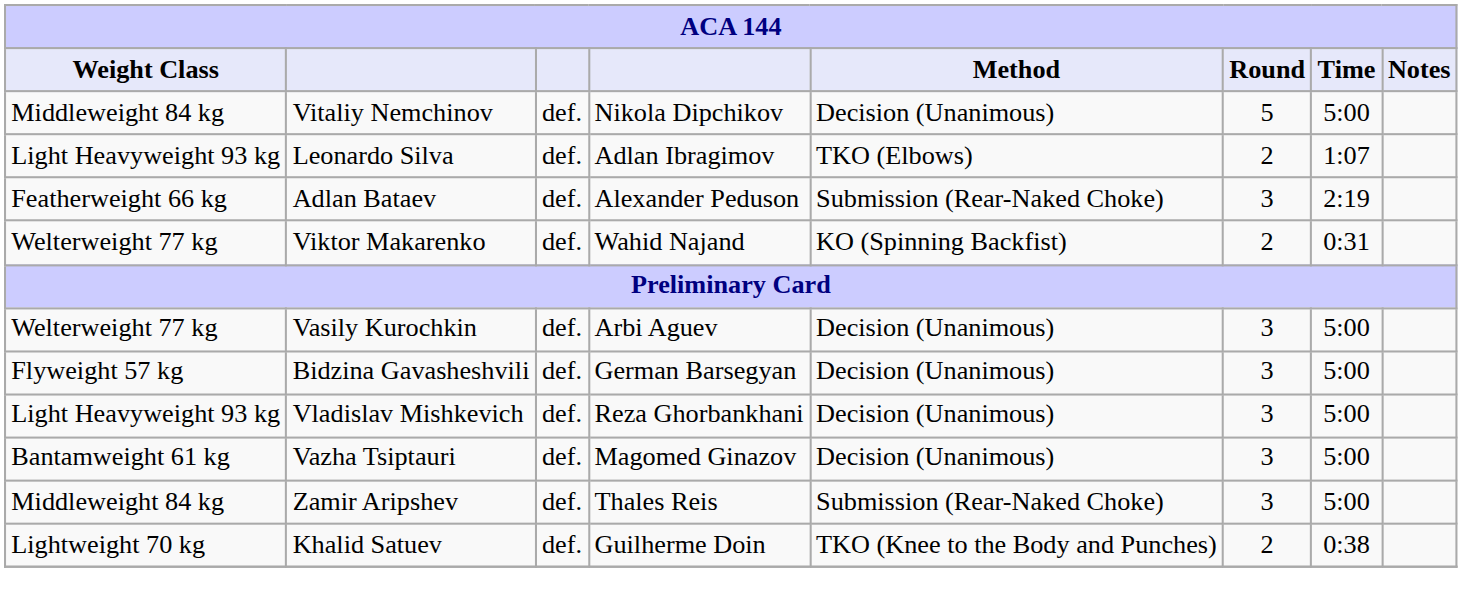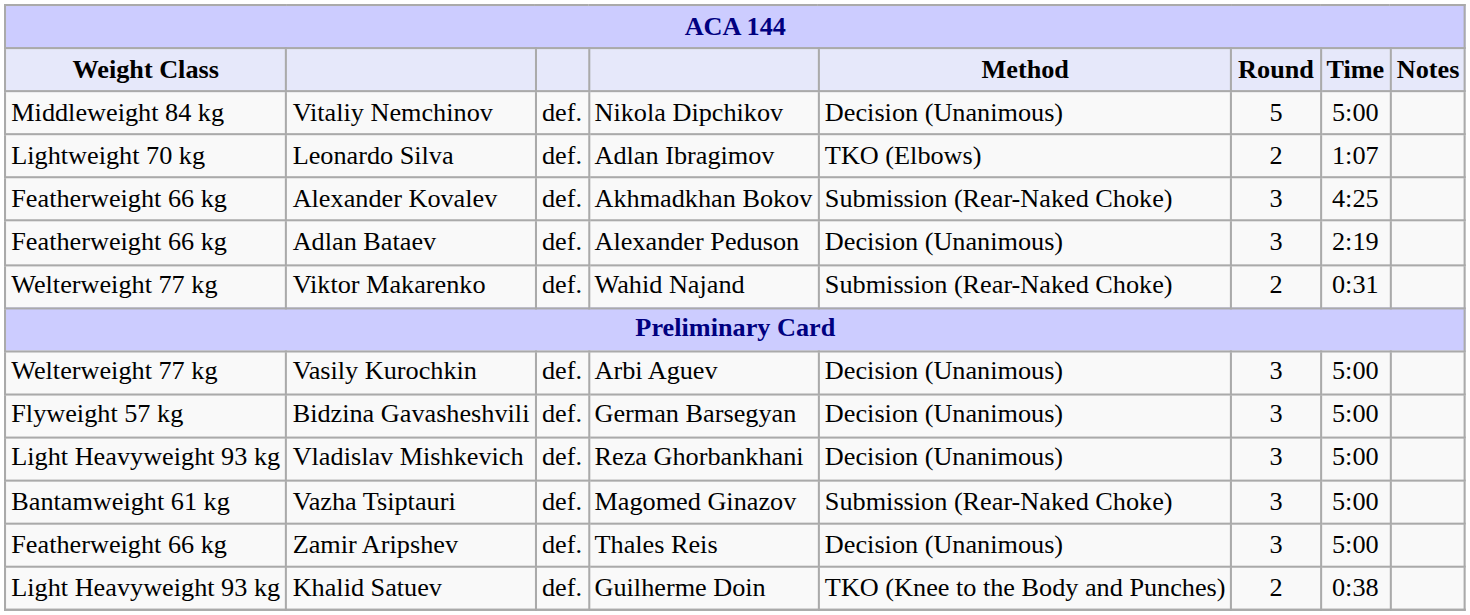(146, 155) Light Heavyweight 93 kg -> (108, 155) Lightweight 70 kg
+ row: (395, 198)
(990, 198) Submission (Rear-Naked Choke) -> (944, 242) Decision (Unanimous)
(941, 242) KO (Spinning Backfist) -> (999, 285) Submission (Rear-Naked Choke)
(935, 458) Decision (Unanimous) -> (999, 501) Submission (Rear-Naked Choke)
(118, 501) Middleweight 84 kg -> (119, 544) Featherweight 66 kg
(990, 501) Submission (Rear-Naked Choke) -> (944, 544) Decision (Unanimous)
(108, 544) Lightweight 70 kg -> (146, 588) Light Heavyweight 93 kg
